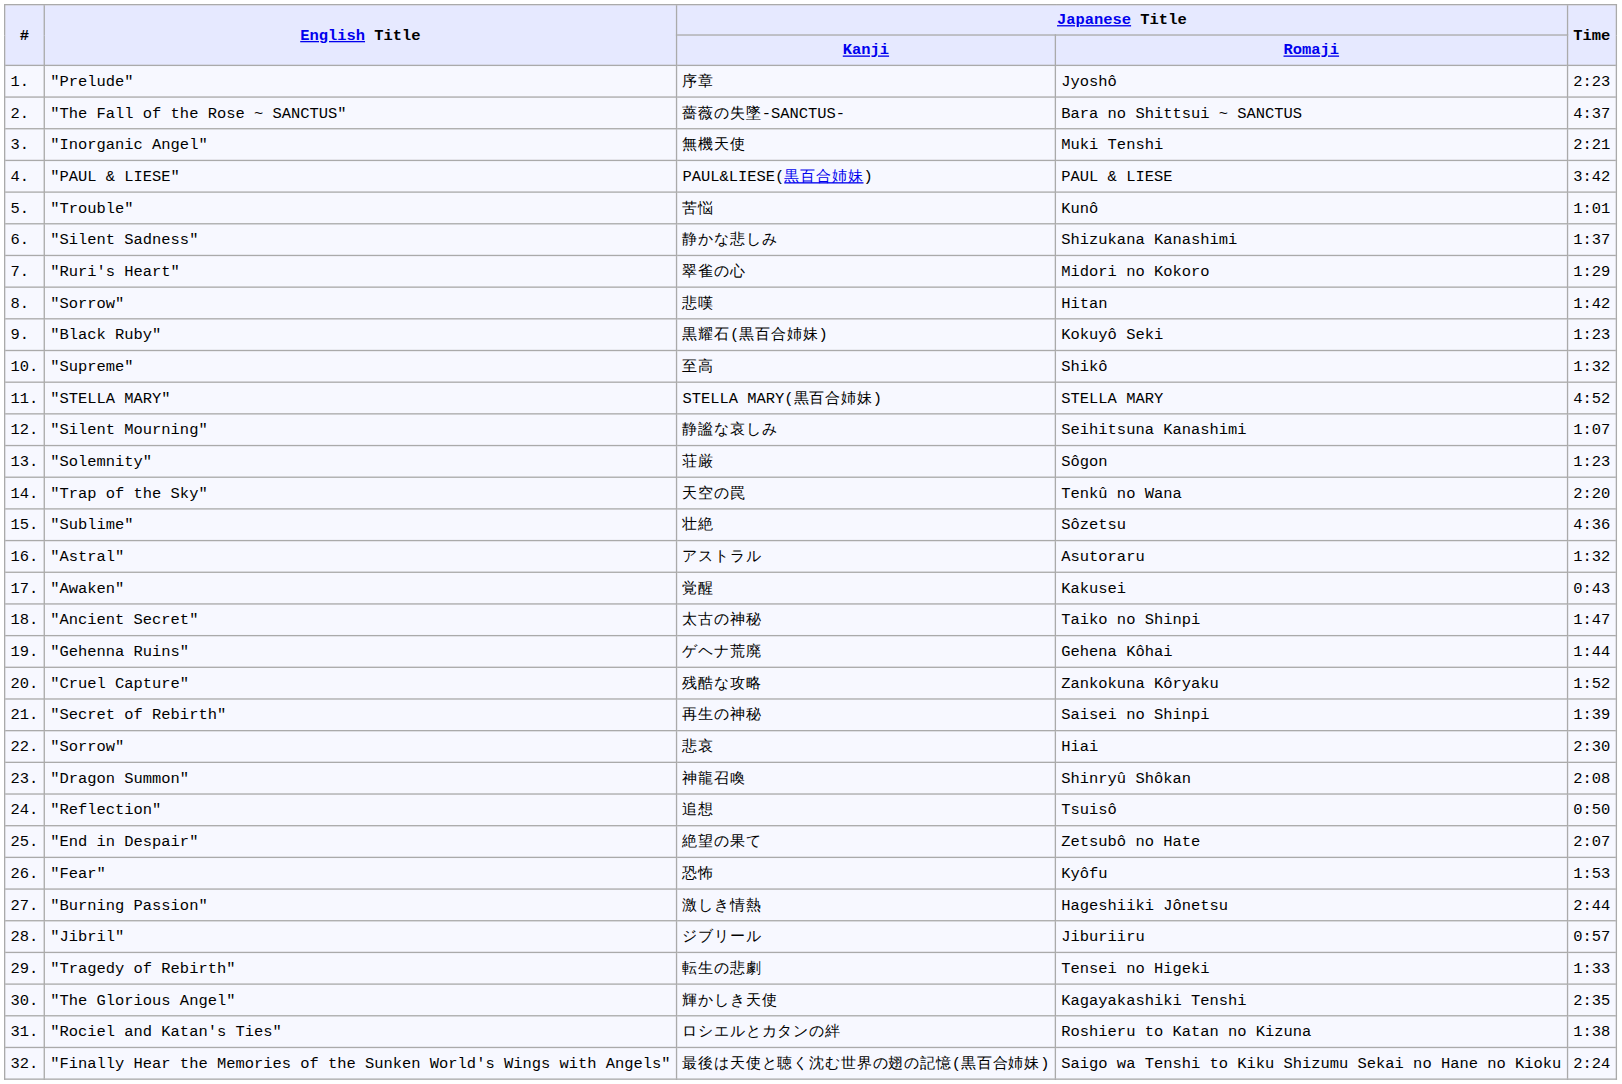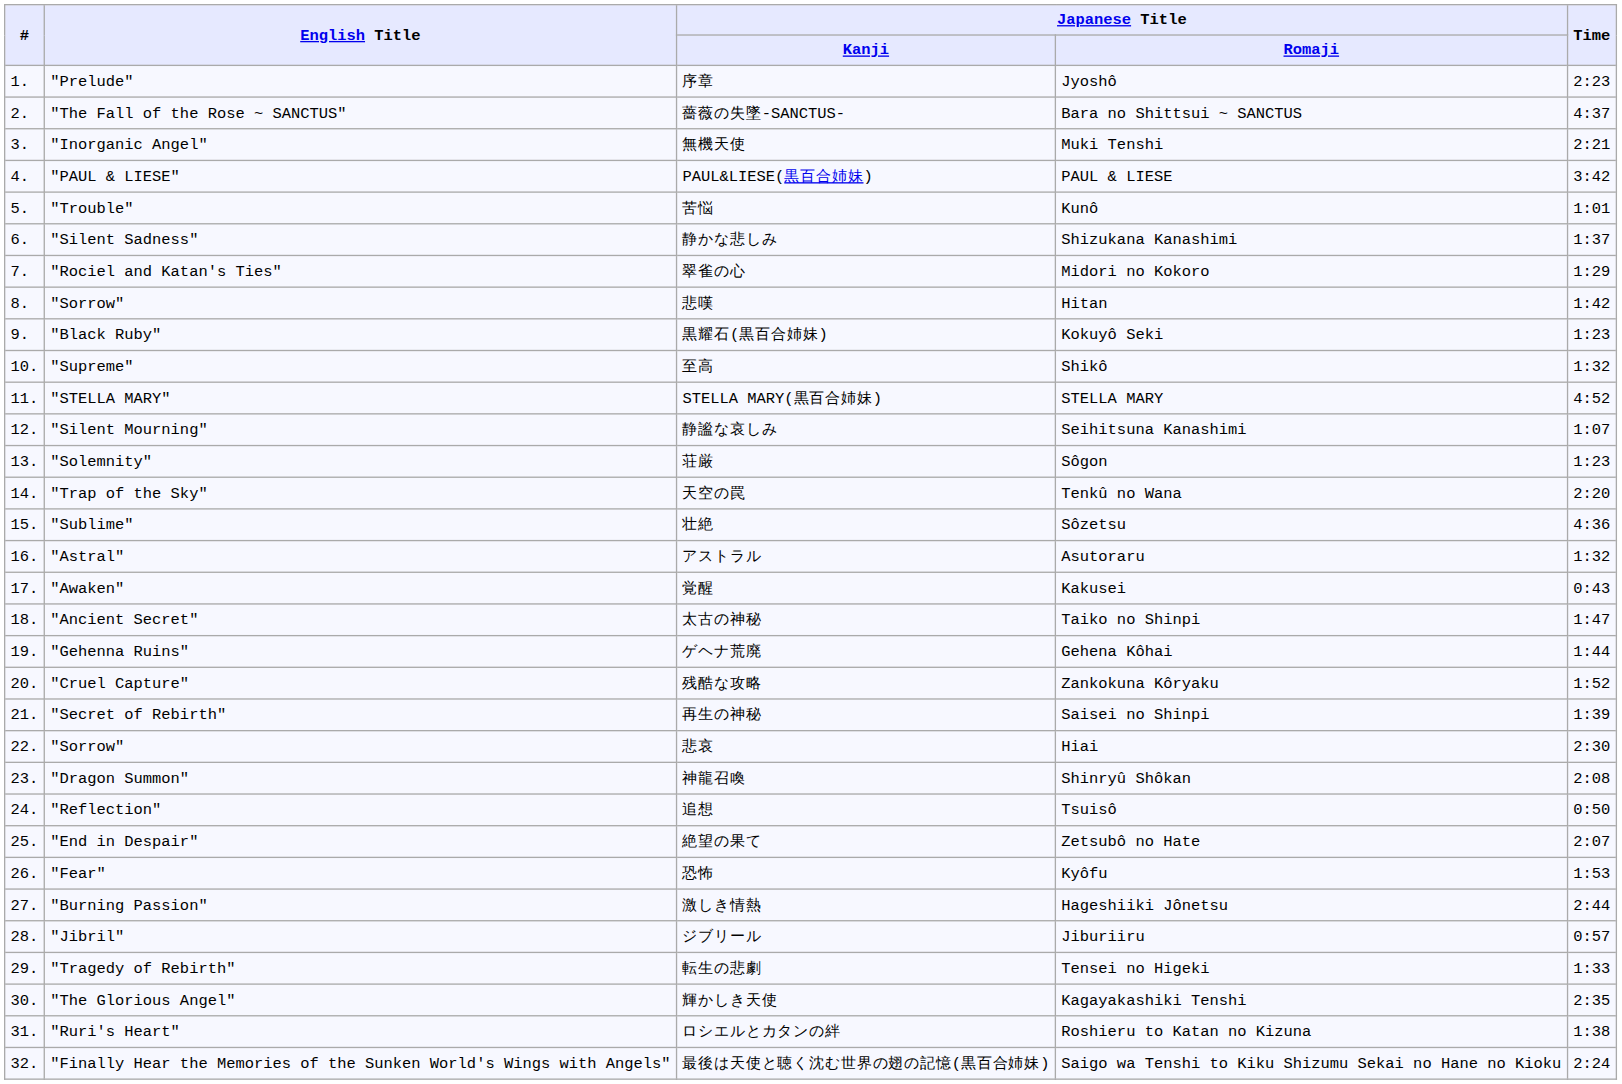(115, 271) "Ruri's Heart" -> (166, 271) "Rociel and Katan's Ties"
(166, 1031) "Rociel and Katan's Ties" -> (115, 1031) "Ruri's Heart"
